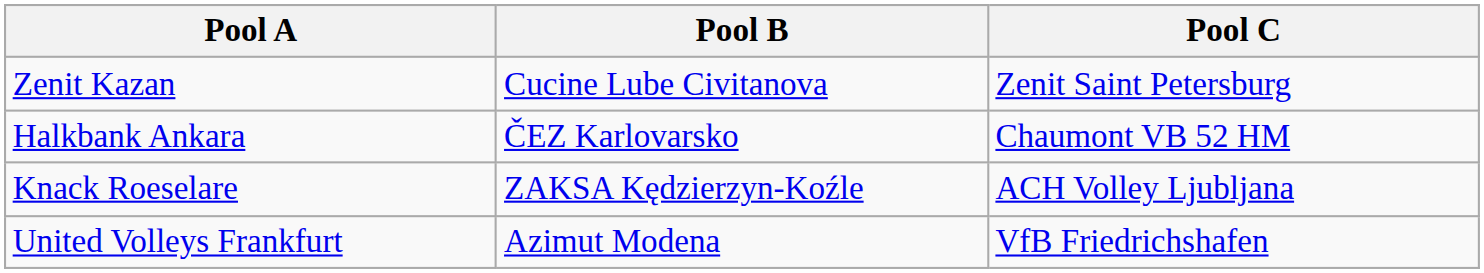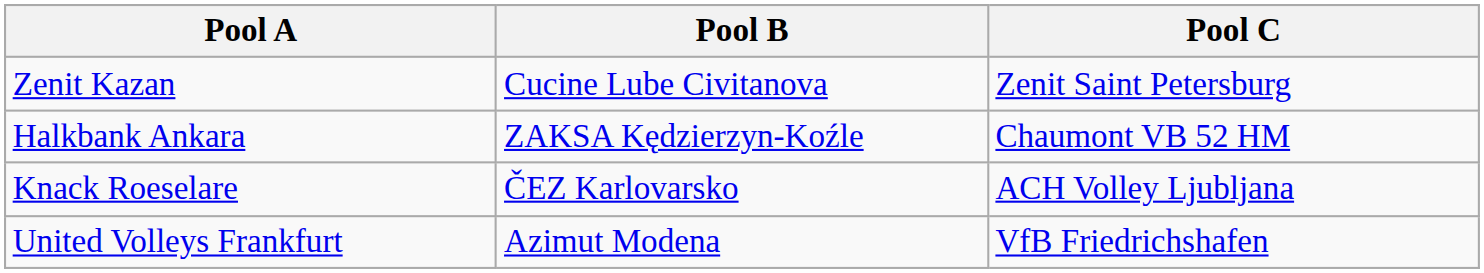(621, 135) ČEZ Karlovarsko -> (684, 135) ZAKSA Kędzierzyn-Koźle
(684, 188) ZAKSA Kędzierzyn-Koźle -> (621, 188) ČEZ Karlovarsko
